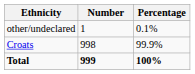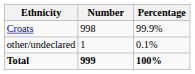rows swapped: (20, 45) <-> (41, 28)
